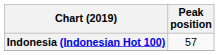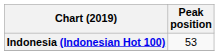(191, 42) 57 -> (191, 42) 53
